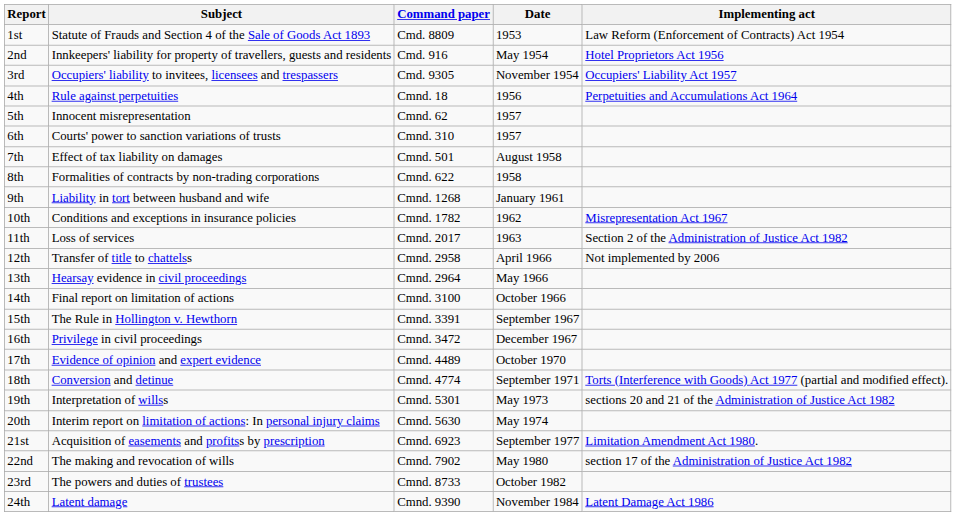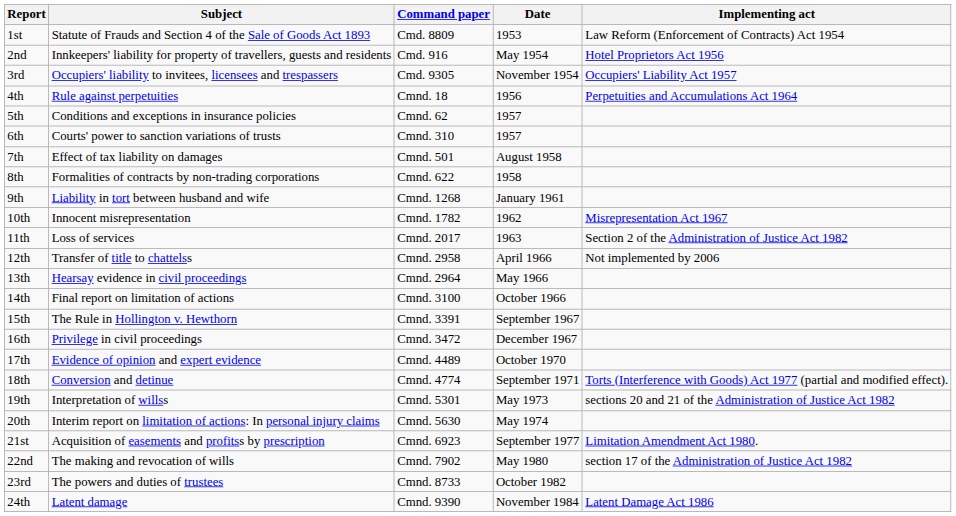(121, 116) Innocent misrepresentation -> (174, 116) Conditions and exceptions in insurance policies
(174, 217) Conditions and exceptions in insurance policies -> (121, 217) Innocent misrepresentation
